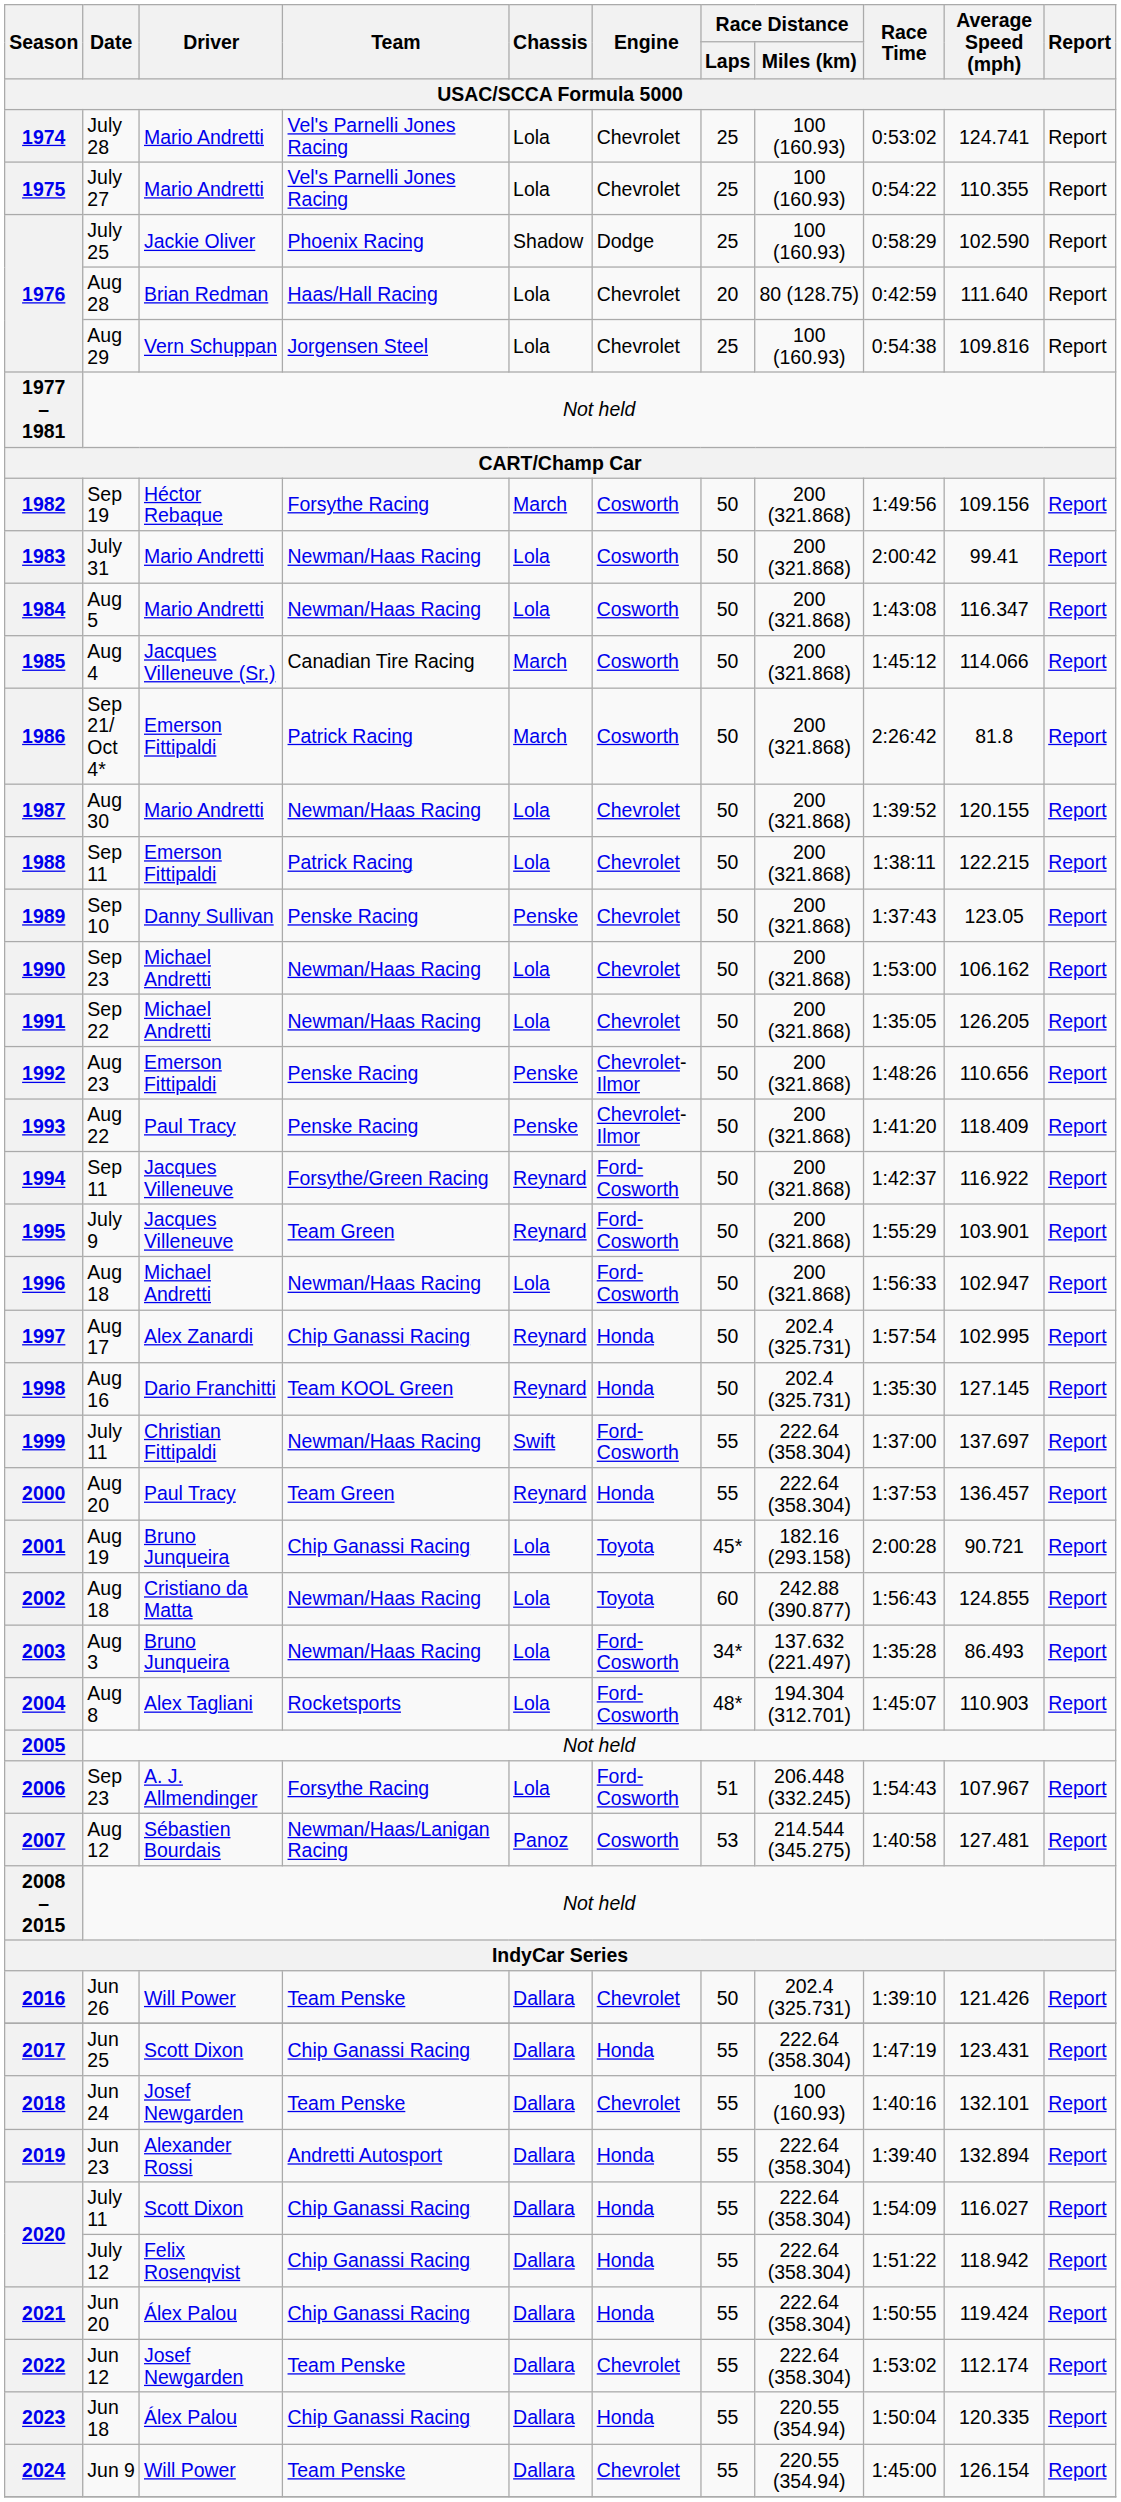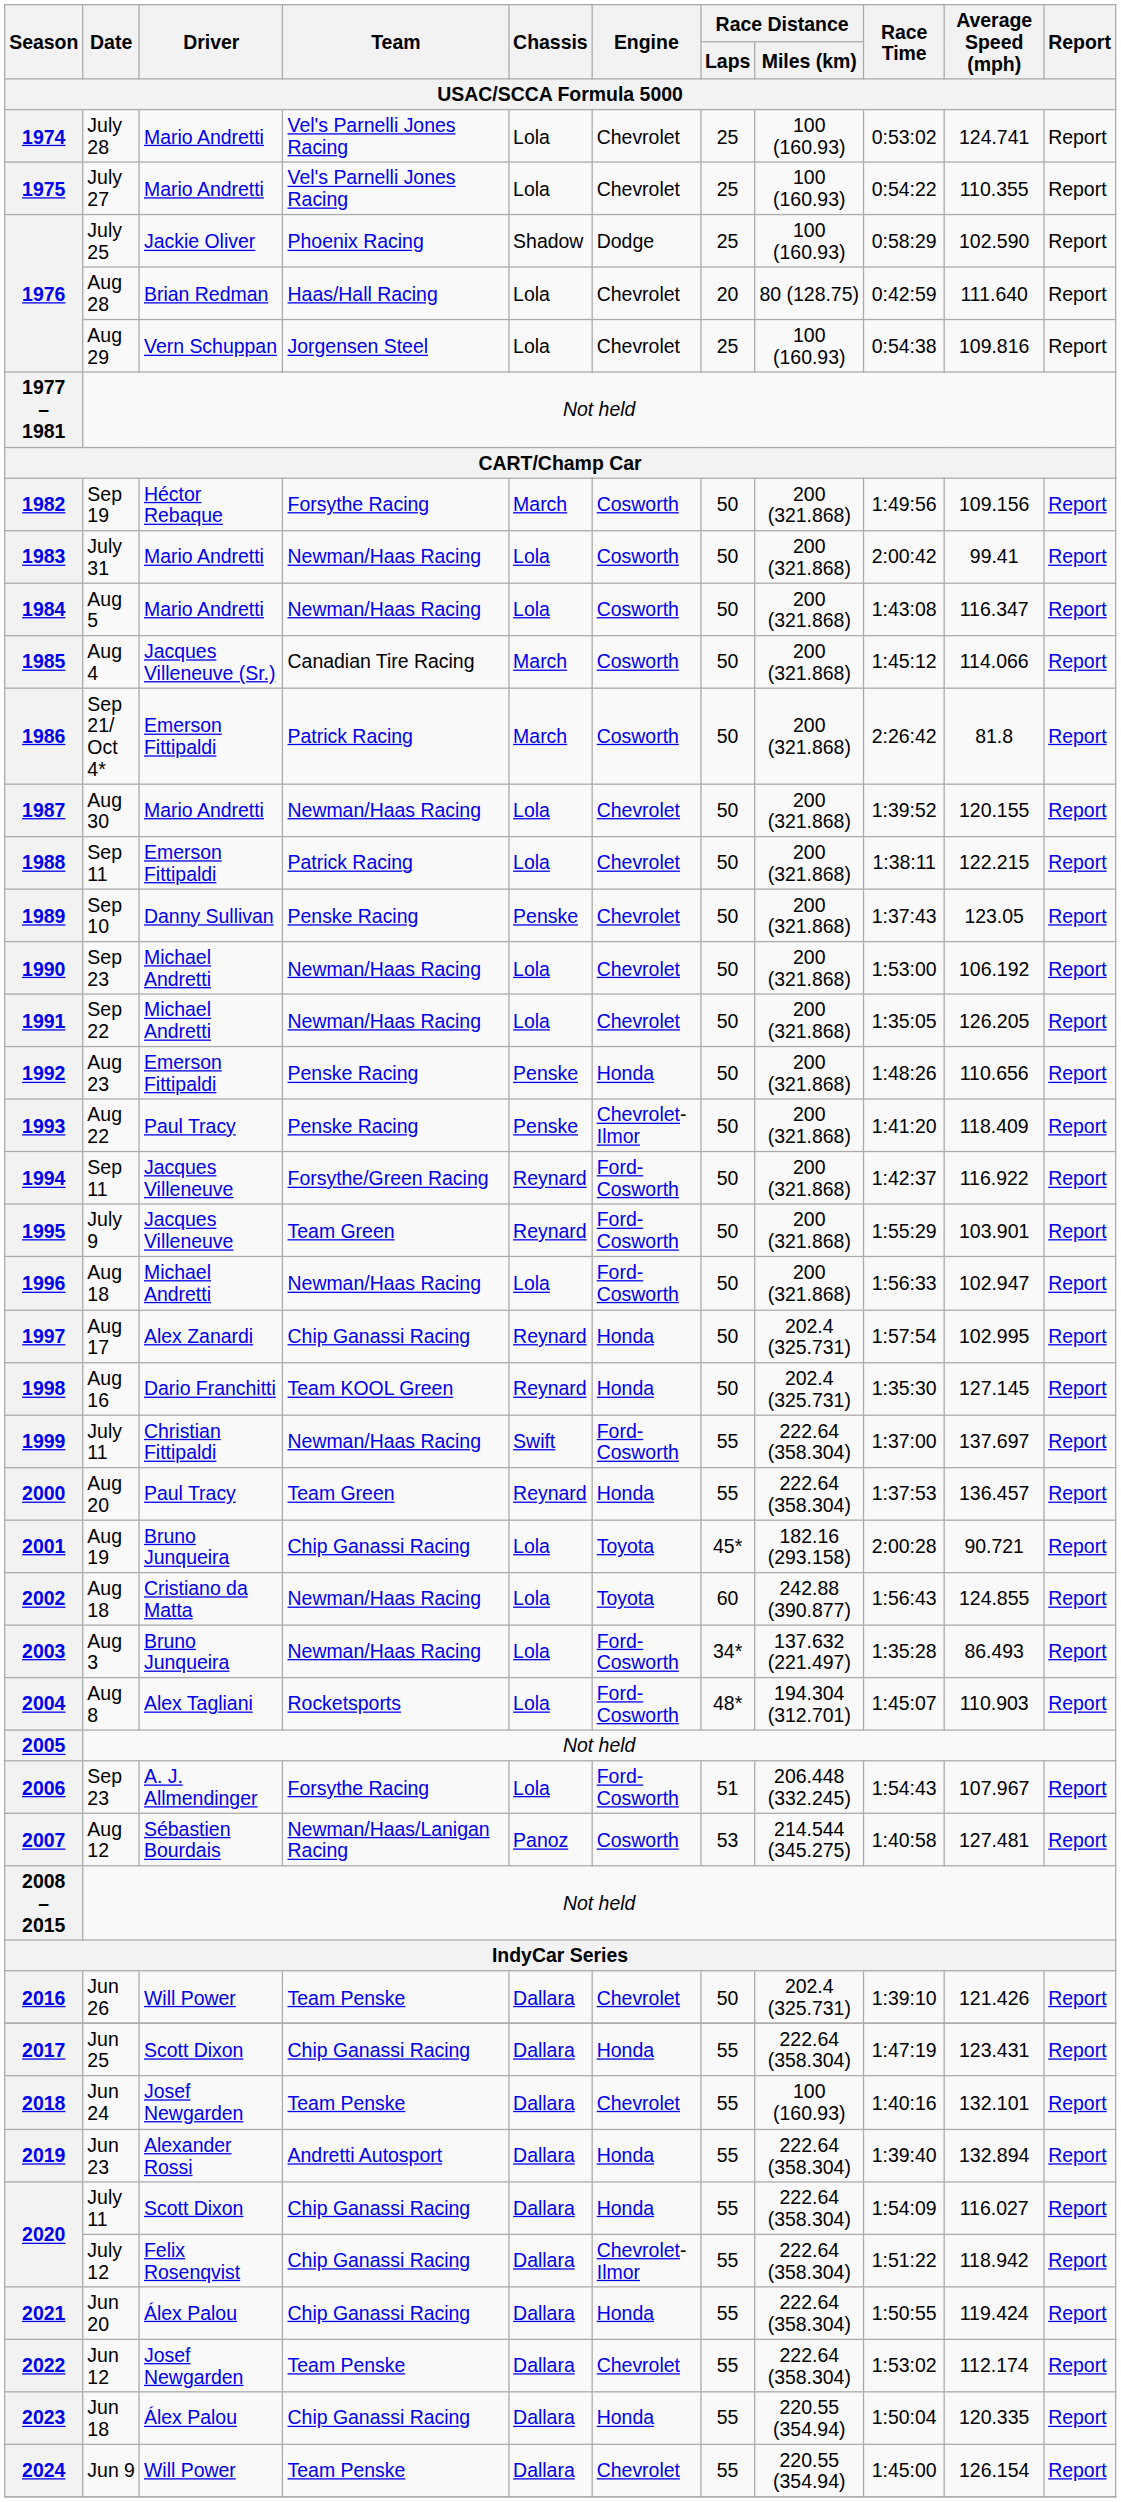(994, 968) 106.162 -> (994, 968) 106.192
(642, 1073) Chevrolet-Ilmor -> (625, 1073) Honda
(625, 2260) Honda -> (642, 2260) Chevrolet-Ilmor
